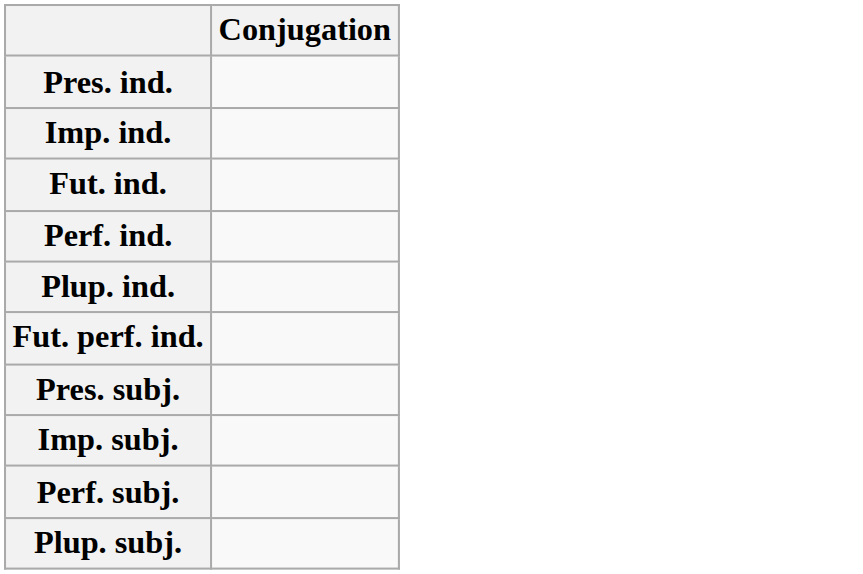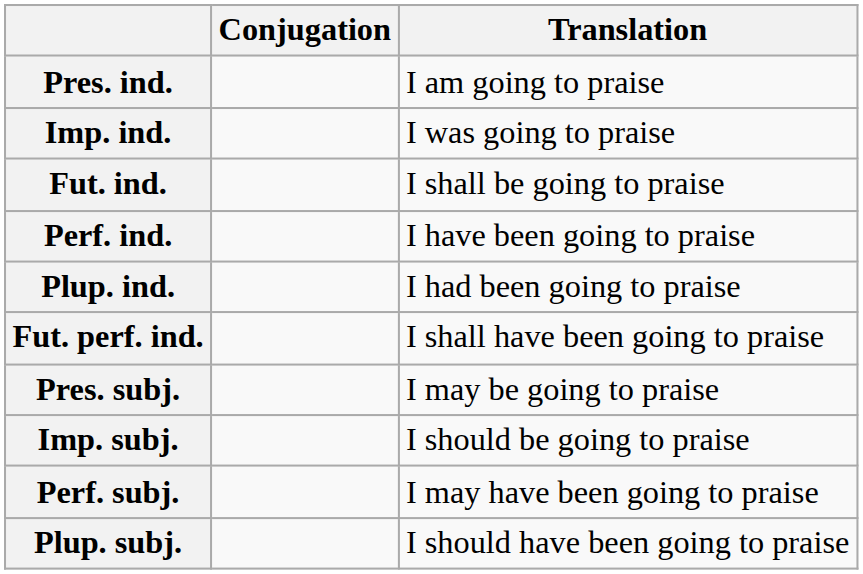+ column: (628, 30)
